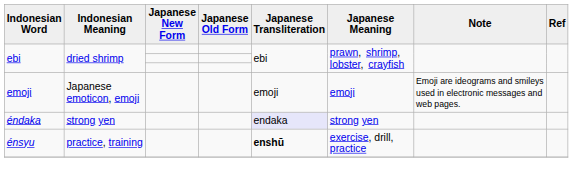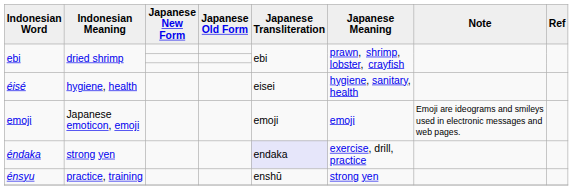+ row: (16, 86)
(354, 120) strong yen -> (362, 154) exercise, drill, practice
(269, 143) bold -> (268, 177) normal
(362, 143) exercise, drill, practice -> (354, 177) strong yen
